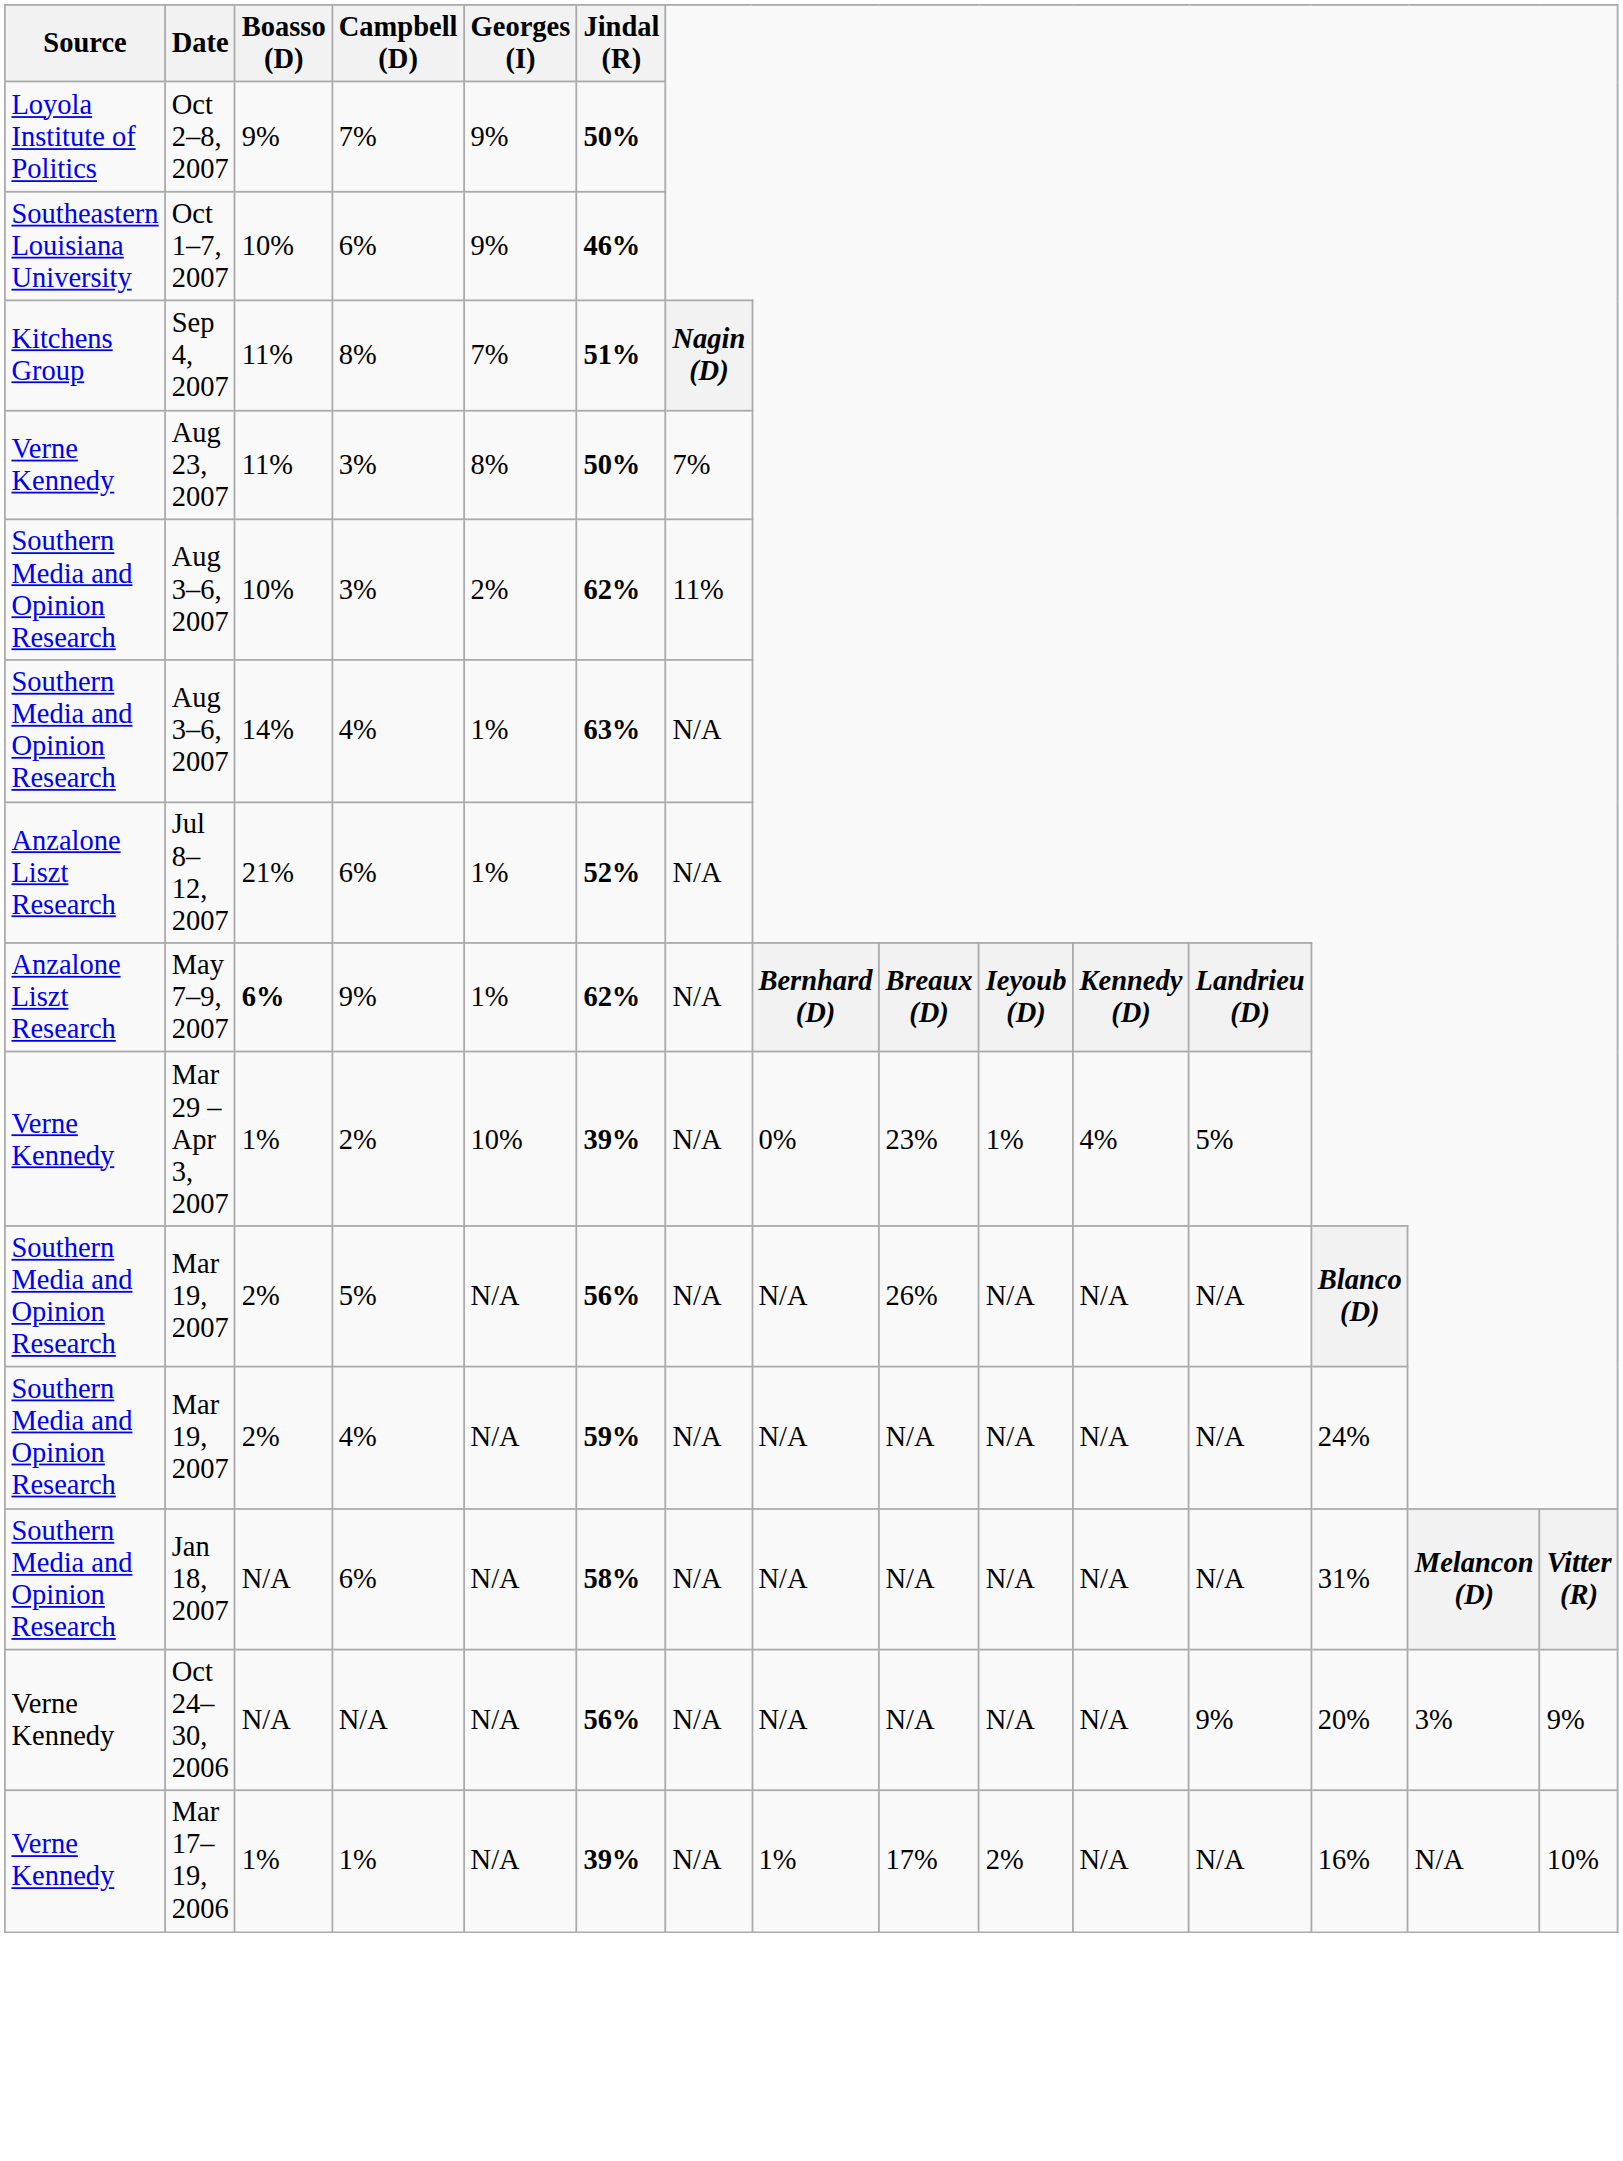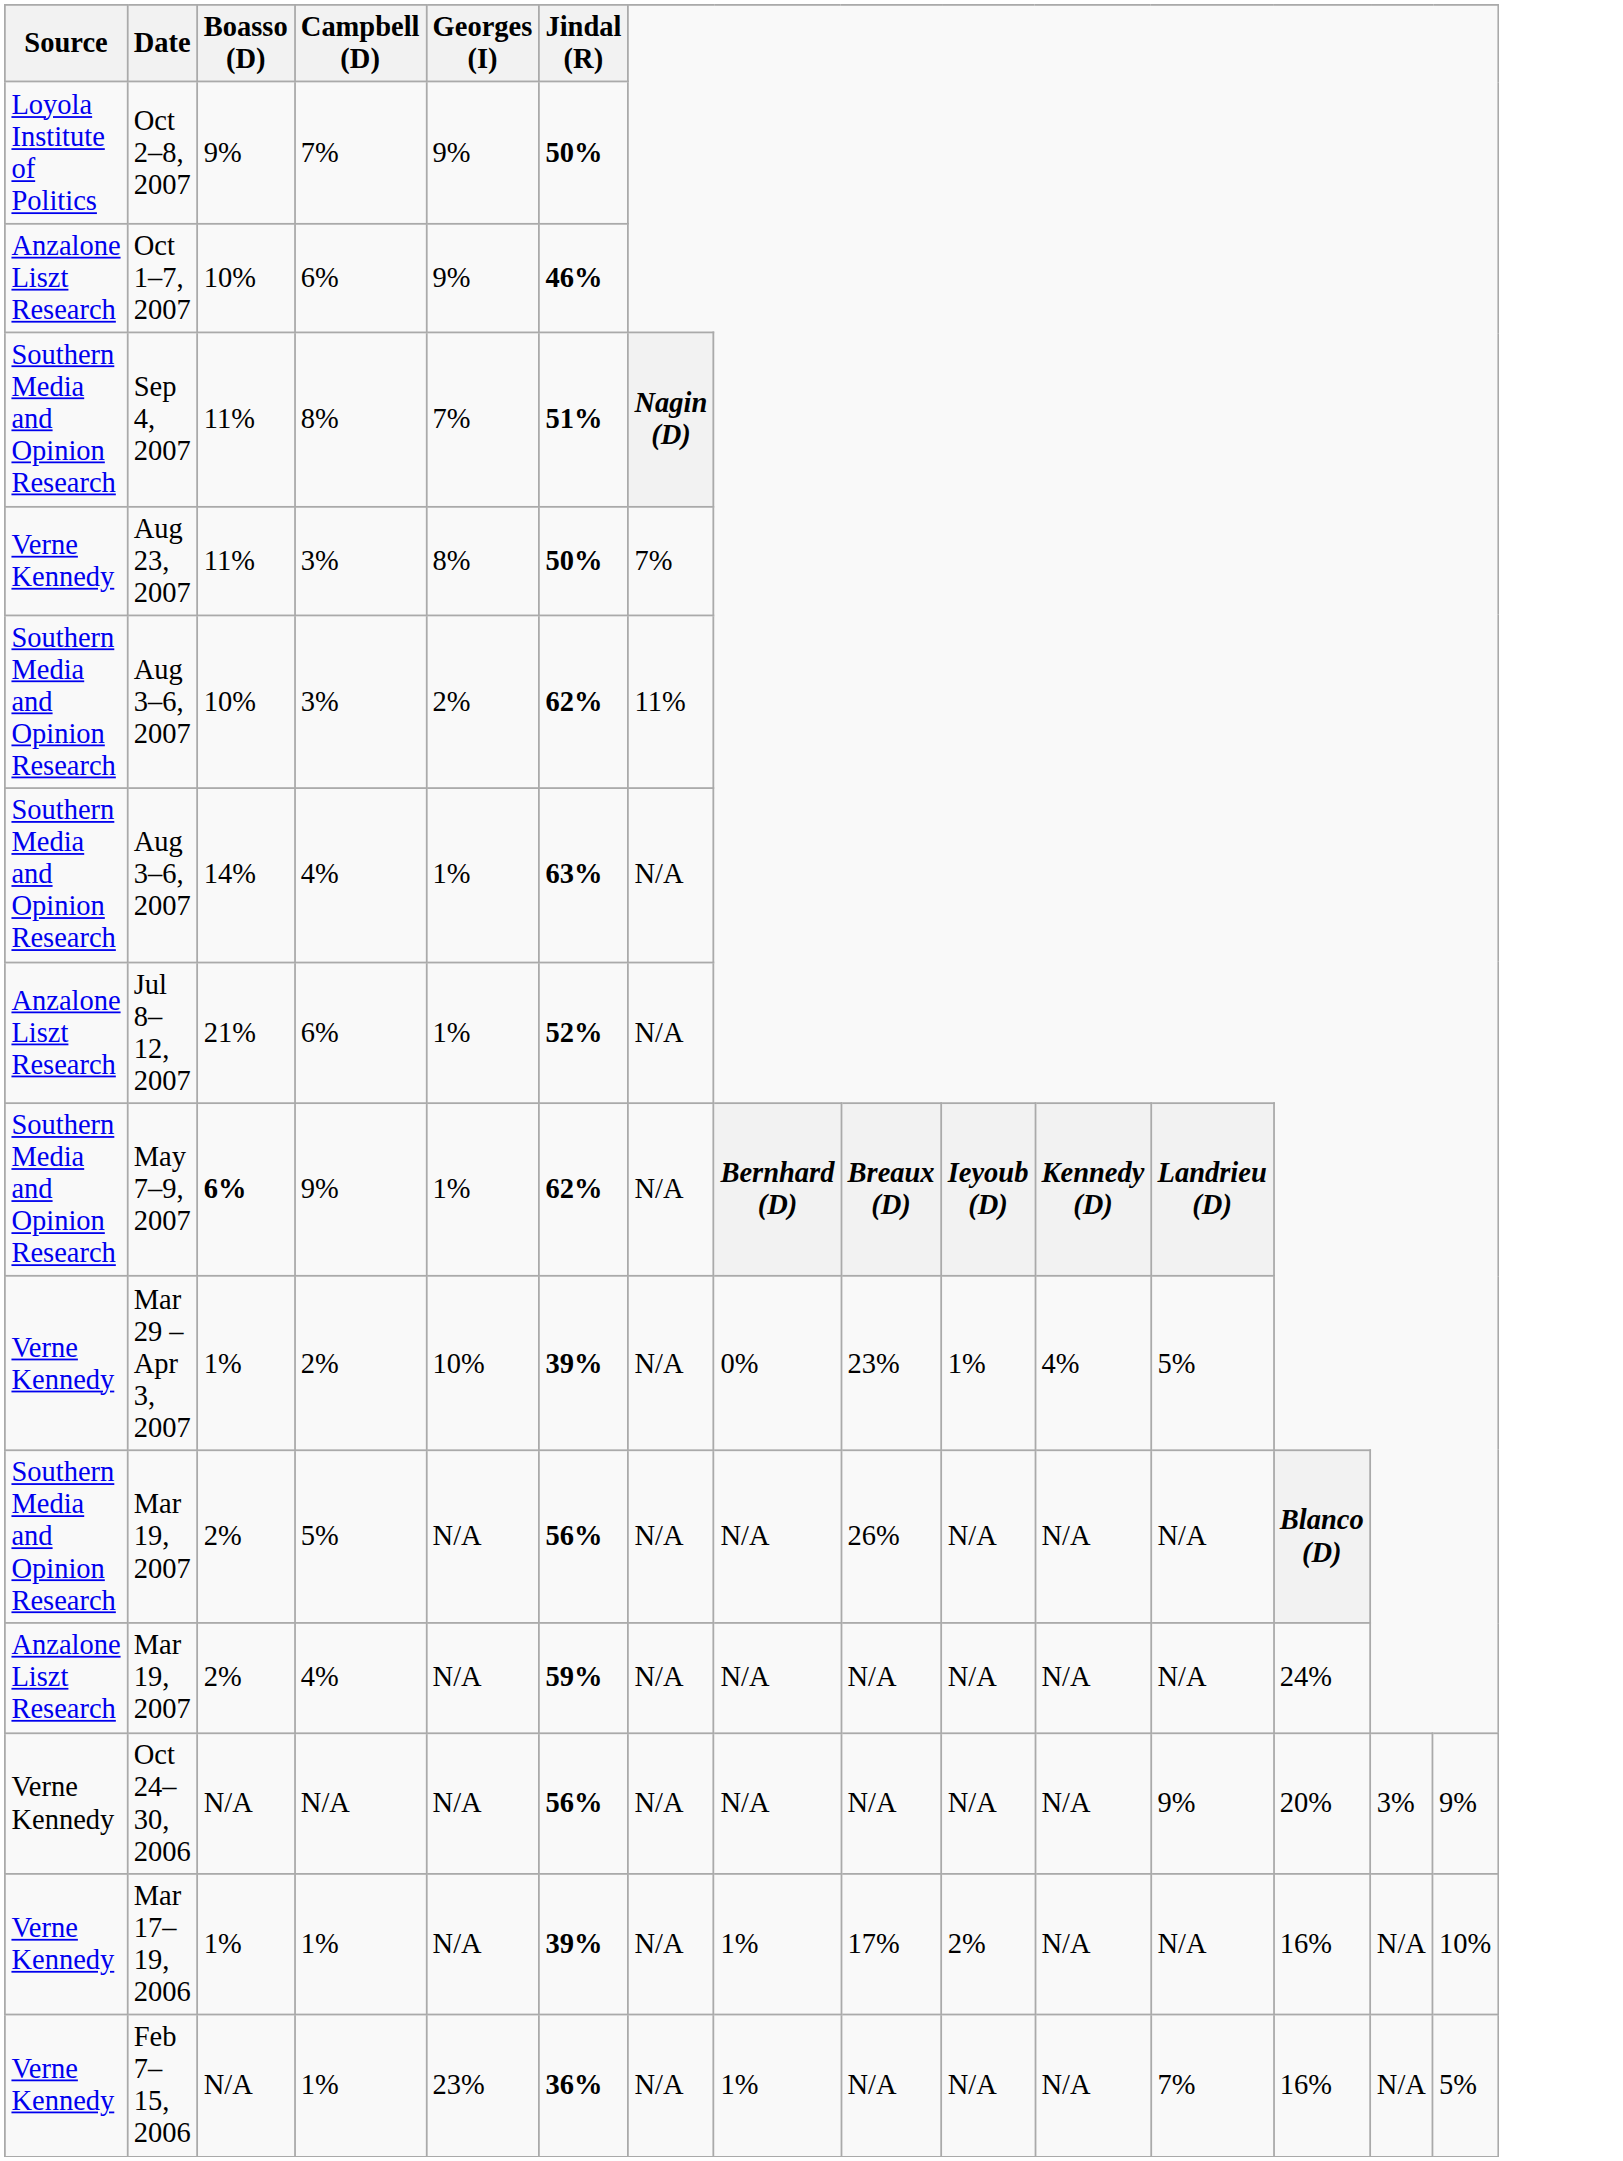(85, 245) Southeastern Louisiana University -> (66, 277) Anzalone Liszt Research
(62, 354) Kitchens Group -> (64, 418) Southern Media and Opinion Research
(66, 997) Anzalone Liszt Research -> (64, 1189) Southern Media and Opinion Research
(72, 1437) Southern Media and Opinion Research -> (66, 1677) Anzalone Liszt Research
- row: (200, 1578)
+ row: (162, 2085)
